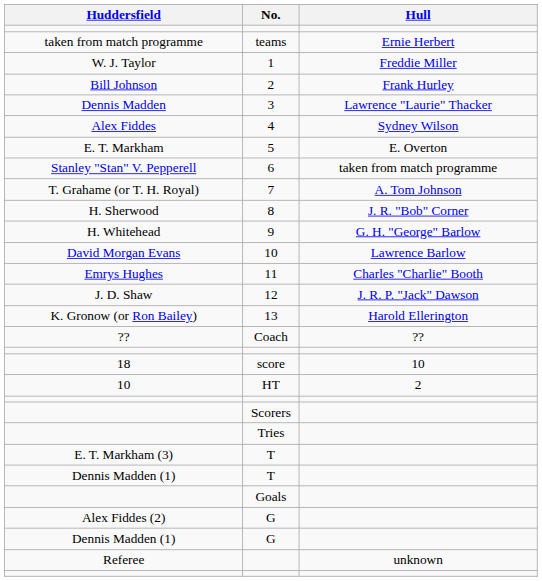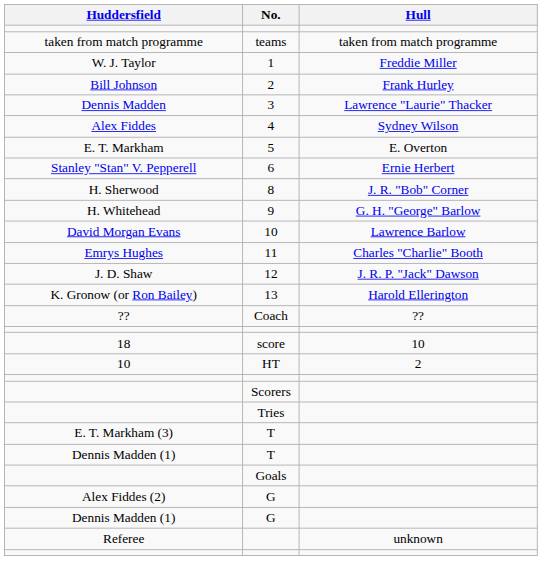(418, 42) Ernie Herbert -> (418, 42) taken from match programme
(418, 168) taken from match programme -> (418, 168) Ernie Herbert
- row: (124, 189)
